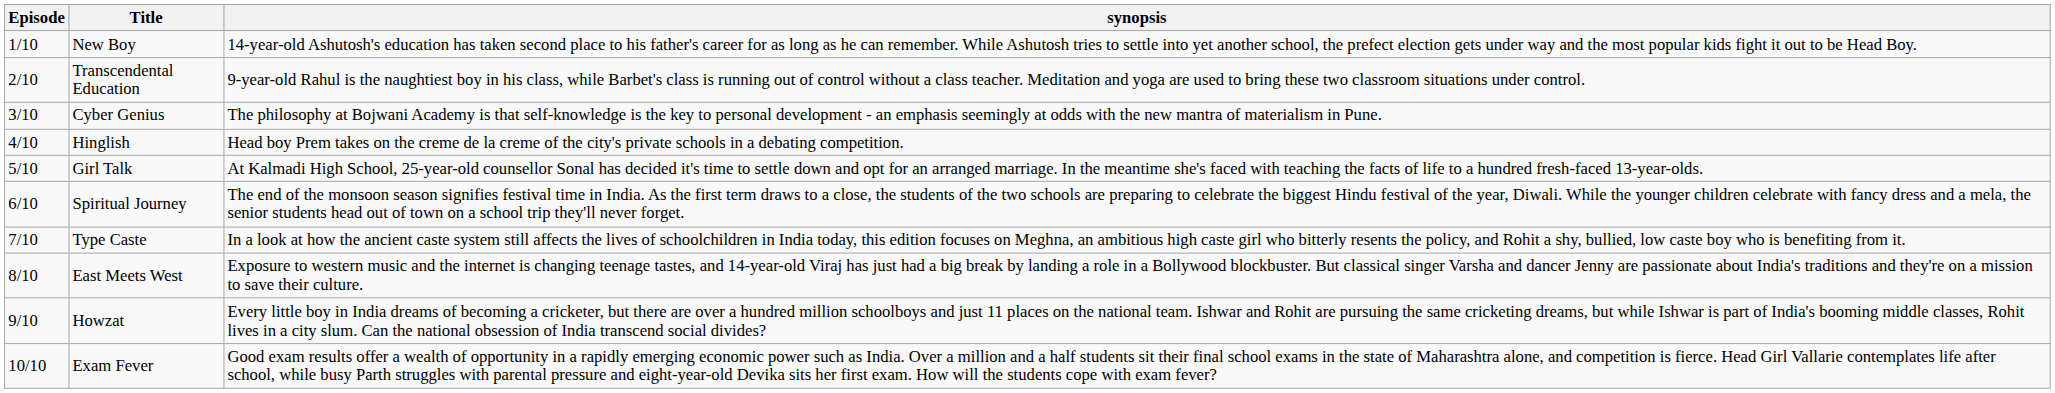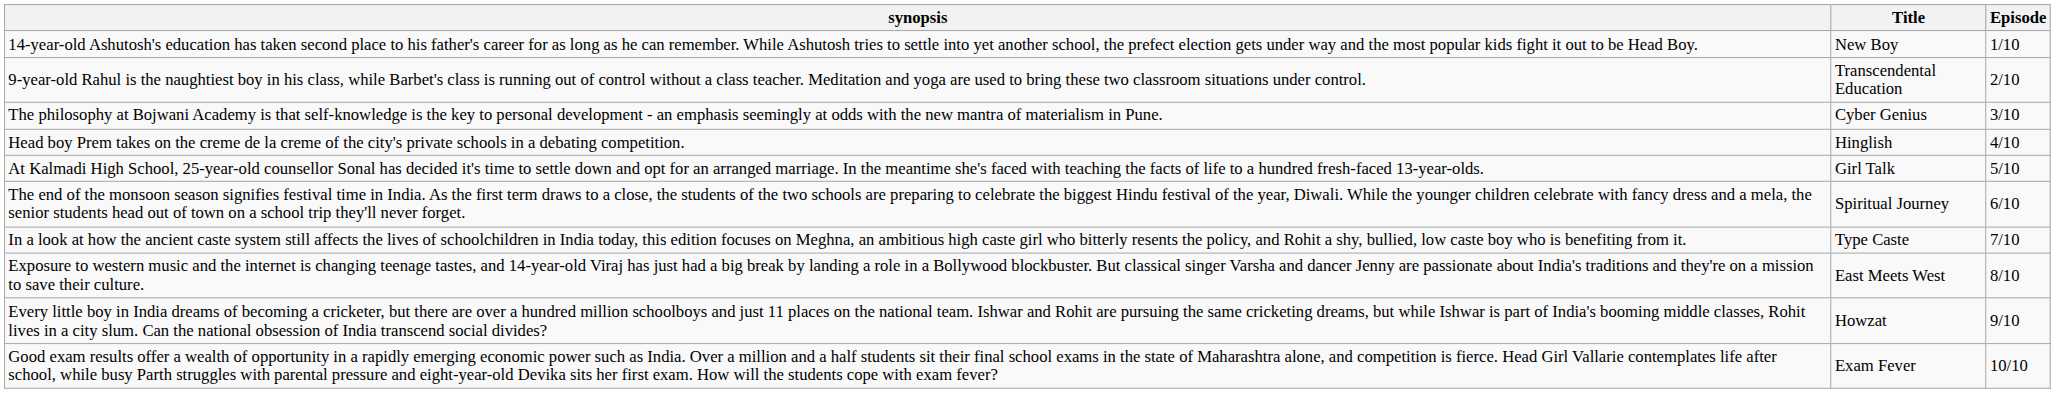columns swapped: (37, 17) <-> (1137, 17)
